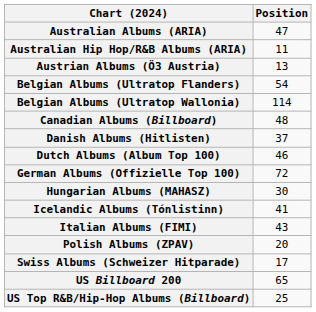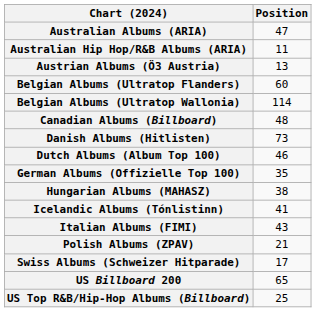(282, 85) 54 -> (282, 85) 60
(282, 138) 37 -> (282, 138) 73
(282, 173) 72 -> (282, 173) 35
(282, 191) 30 -> (282, 191) 38
(282, 245) 20 -> (282, 245) 21
